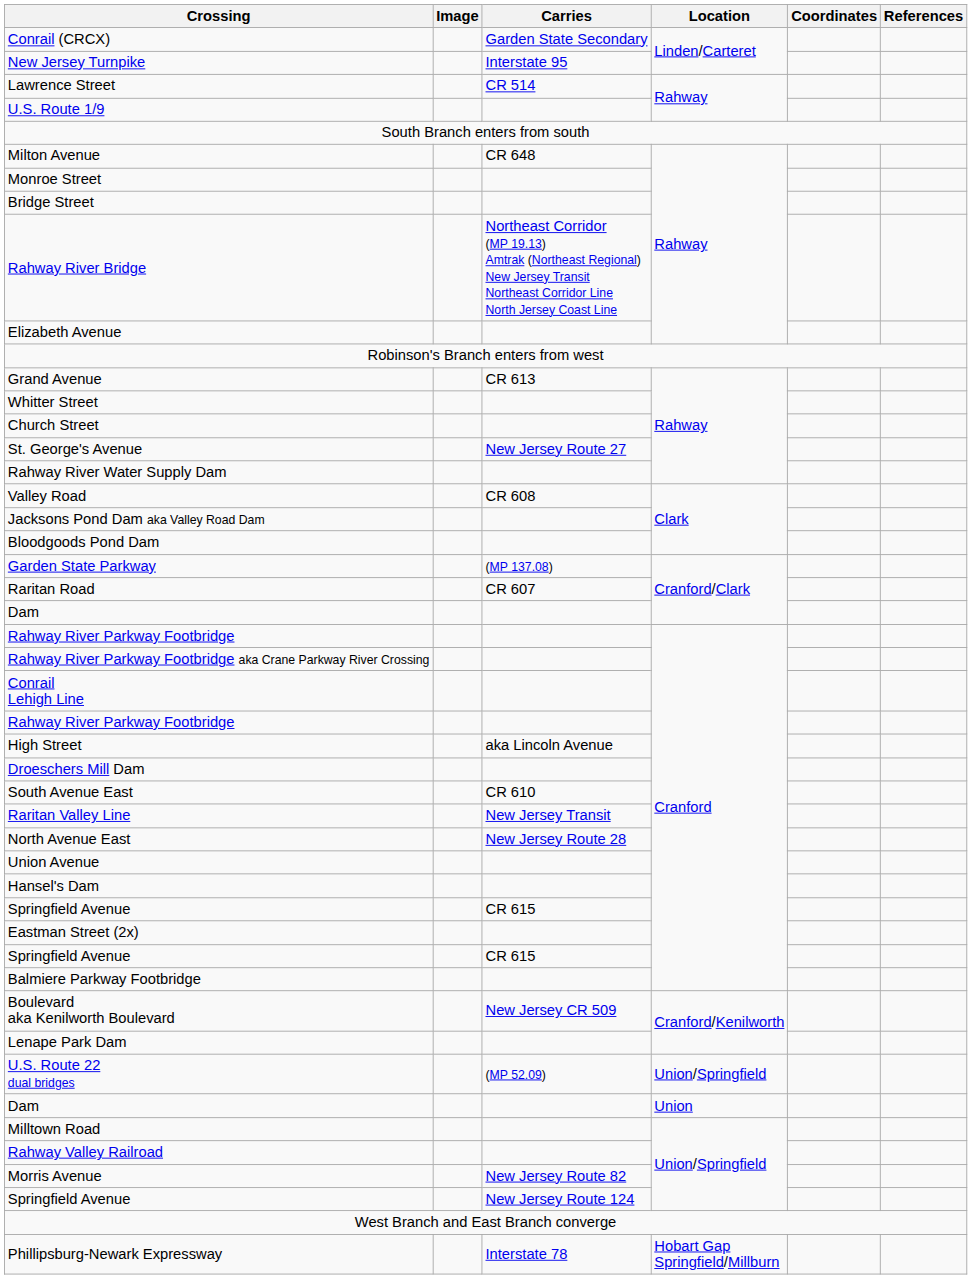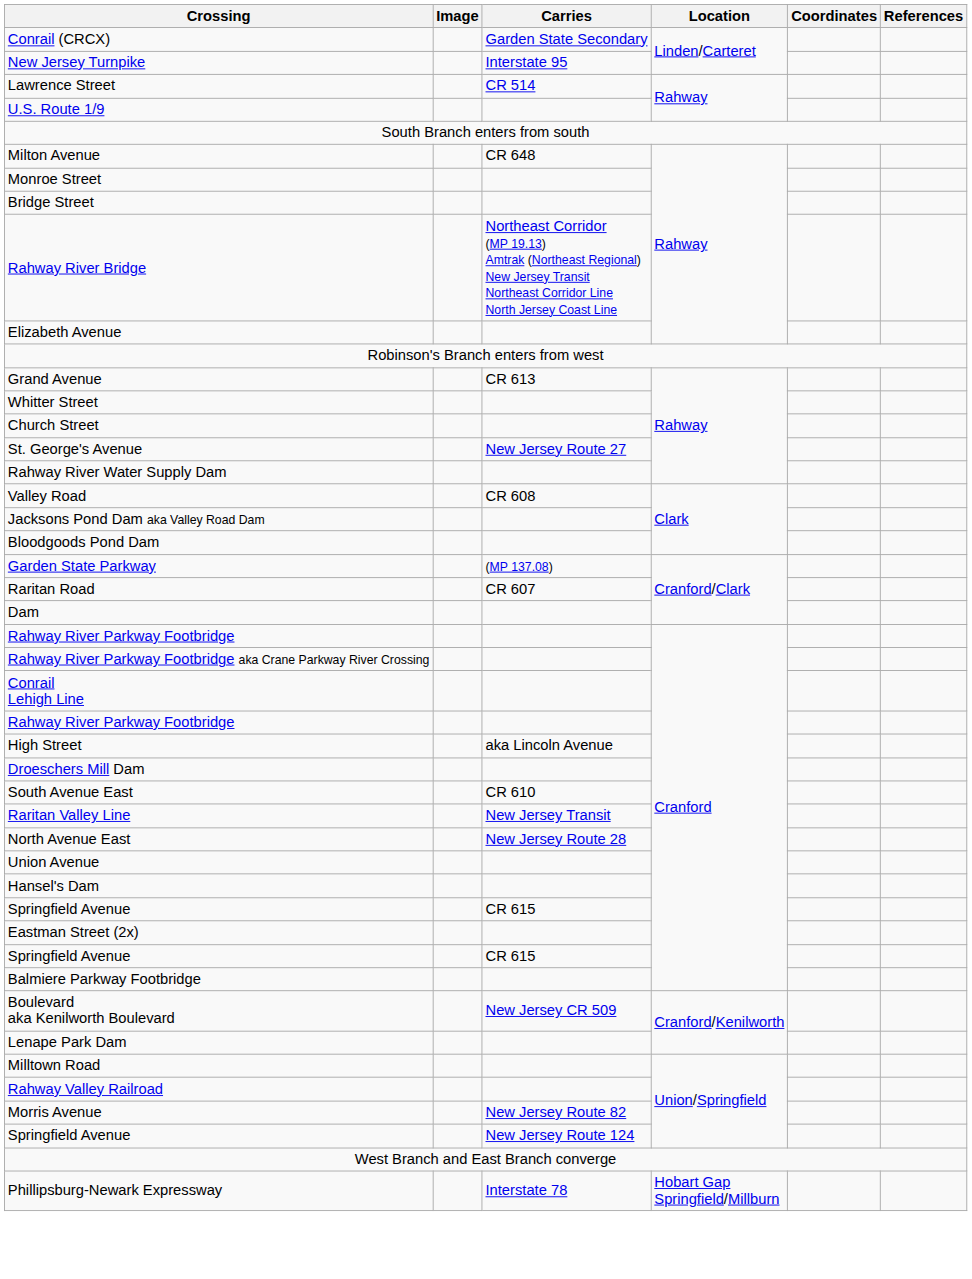- row: (54, 1074)
- row: (23, 1105)
